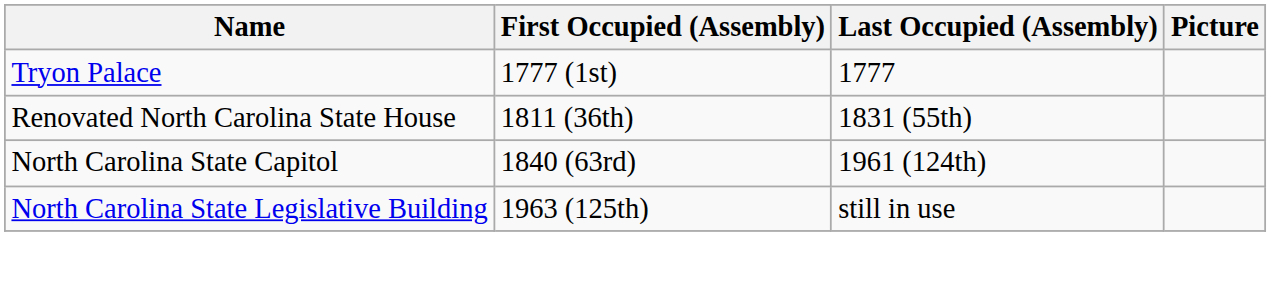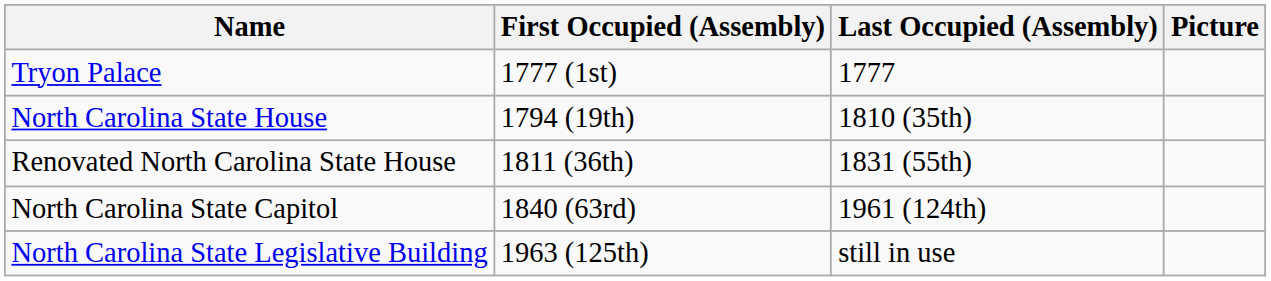+ row: (169, 117)
